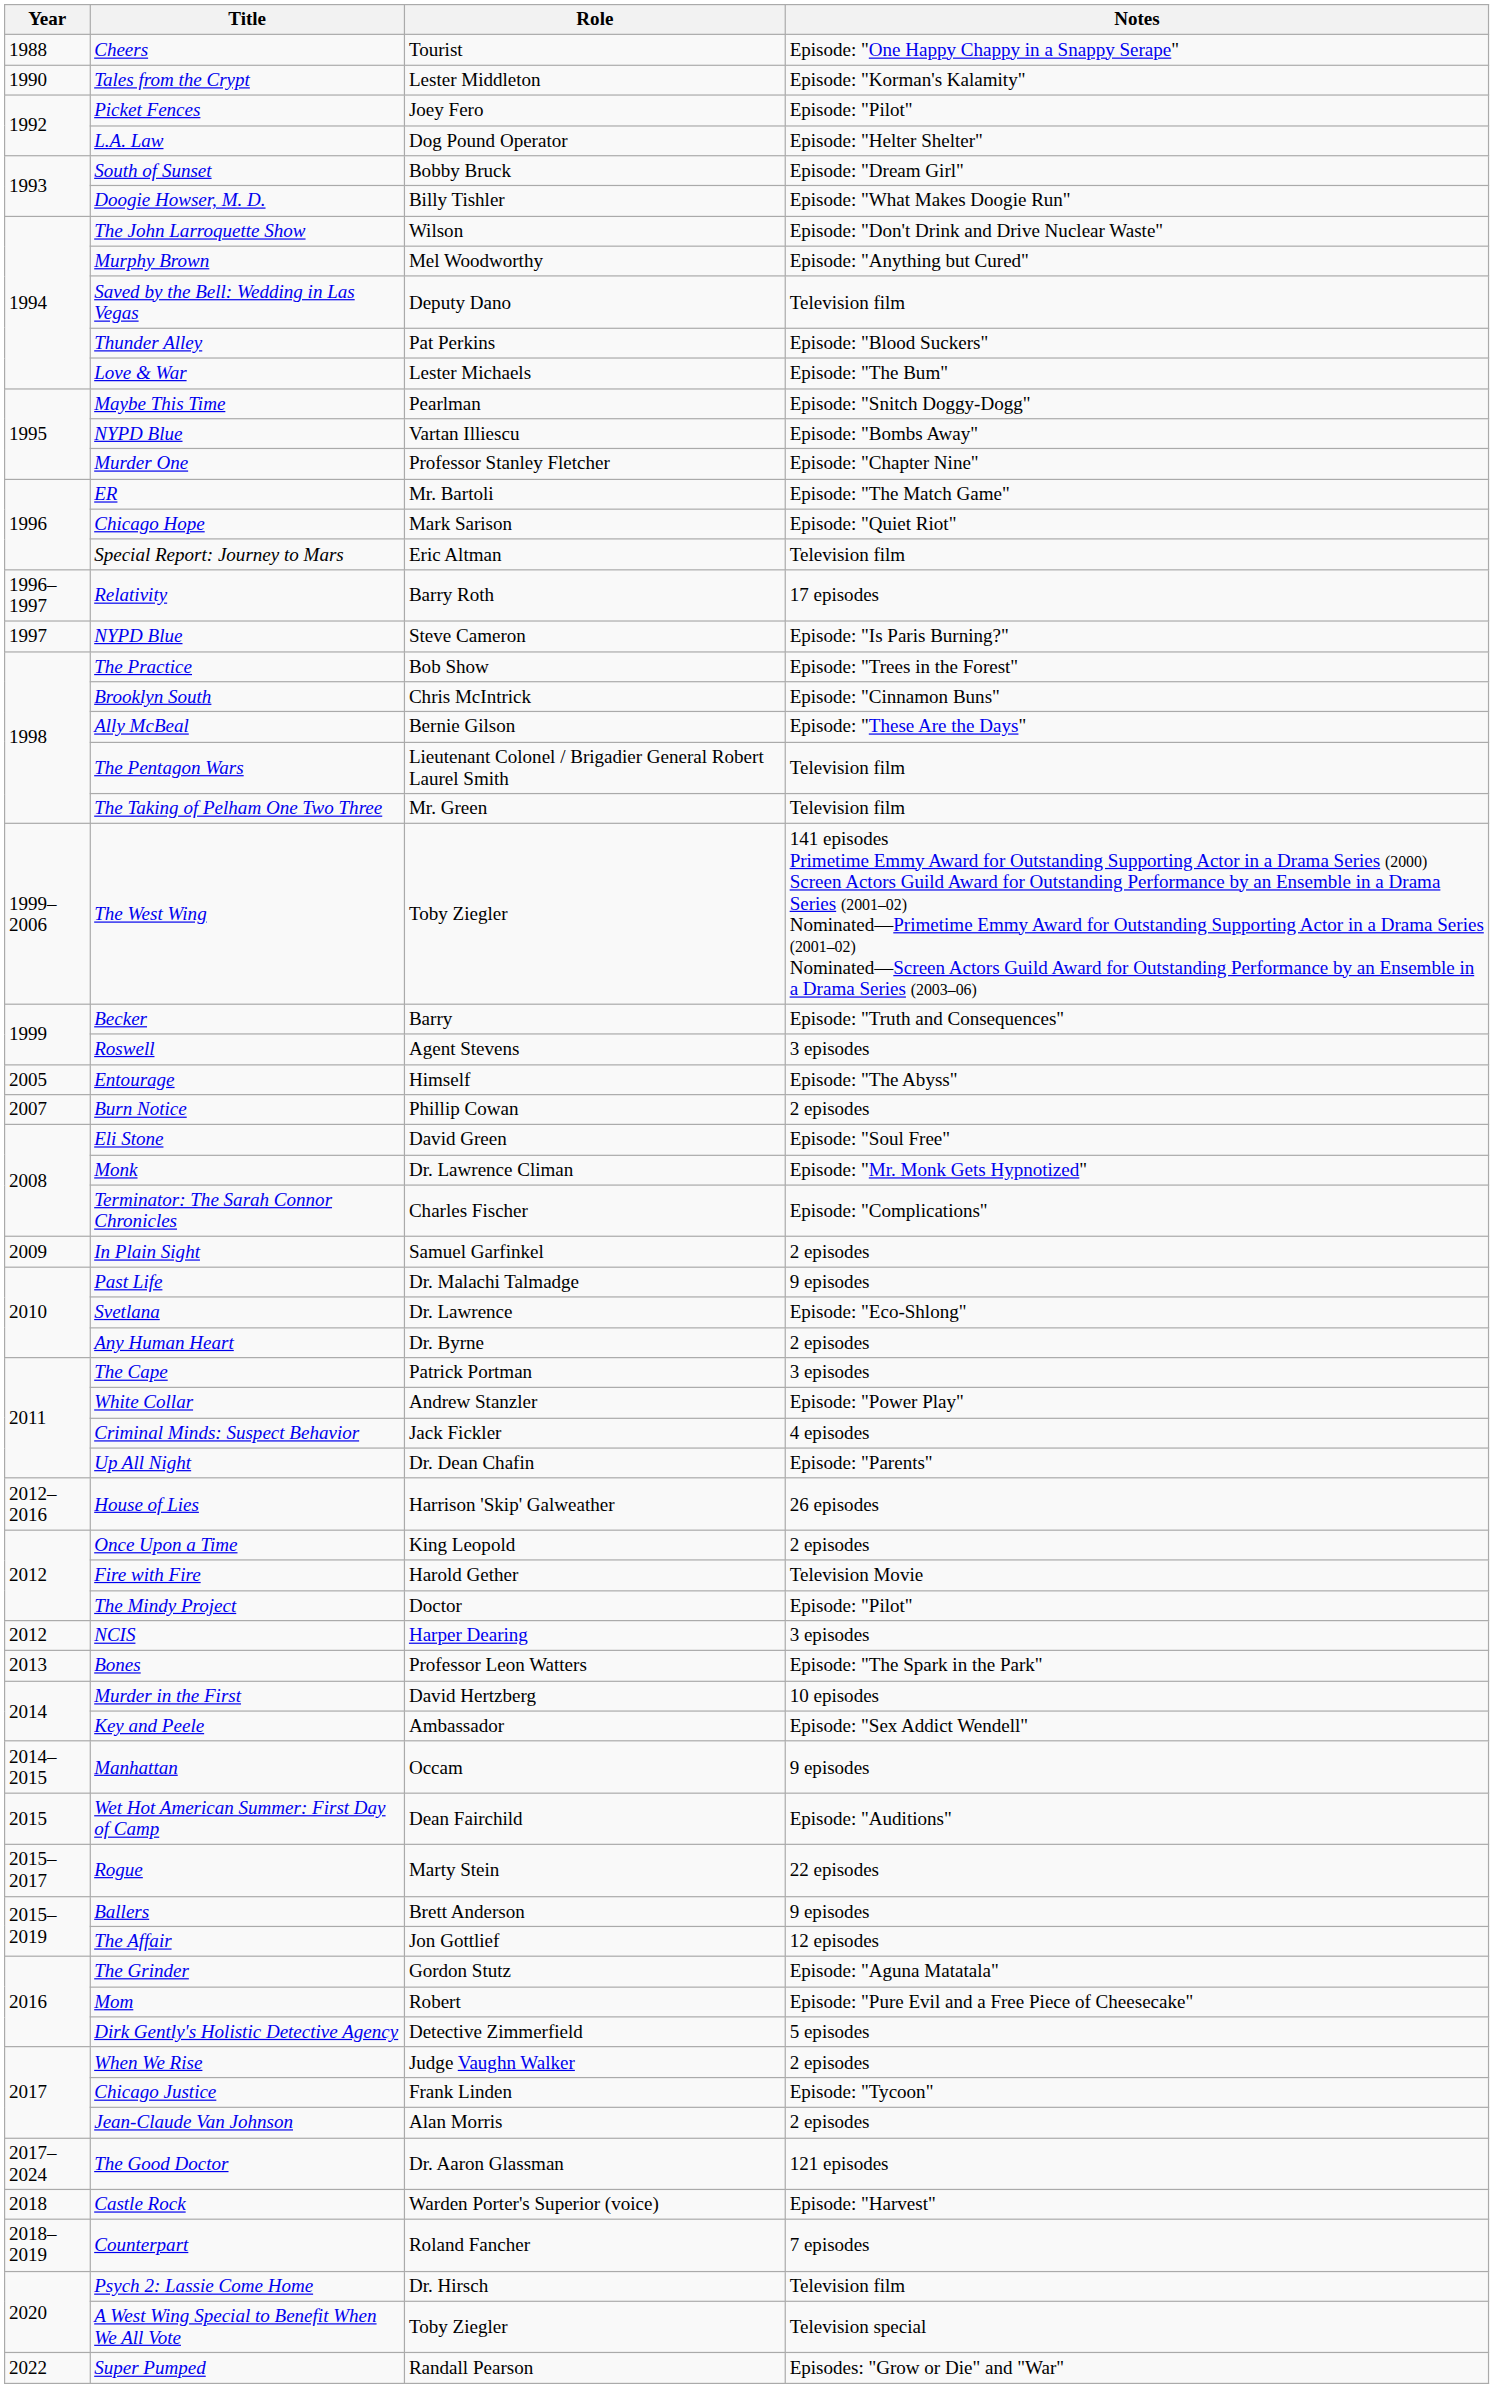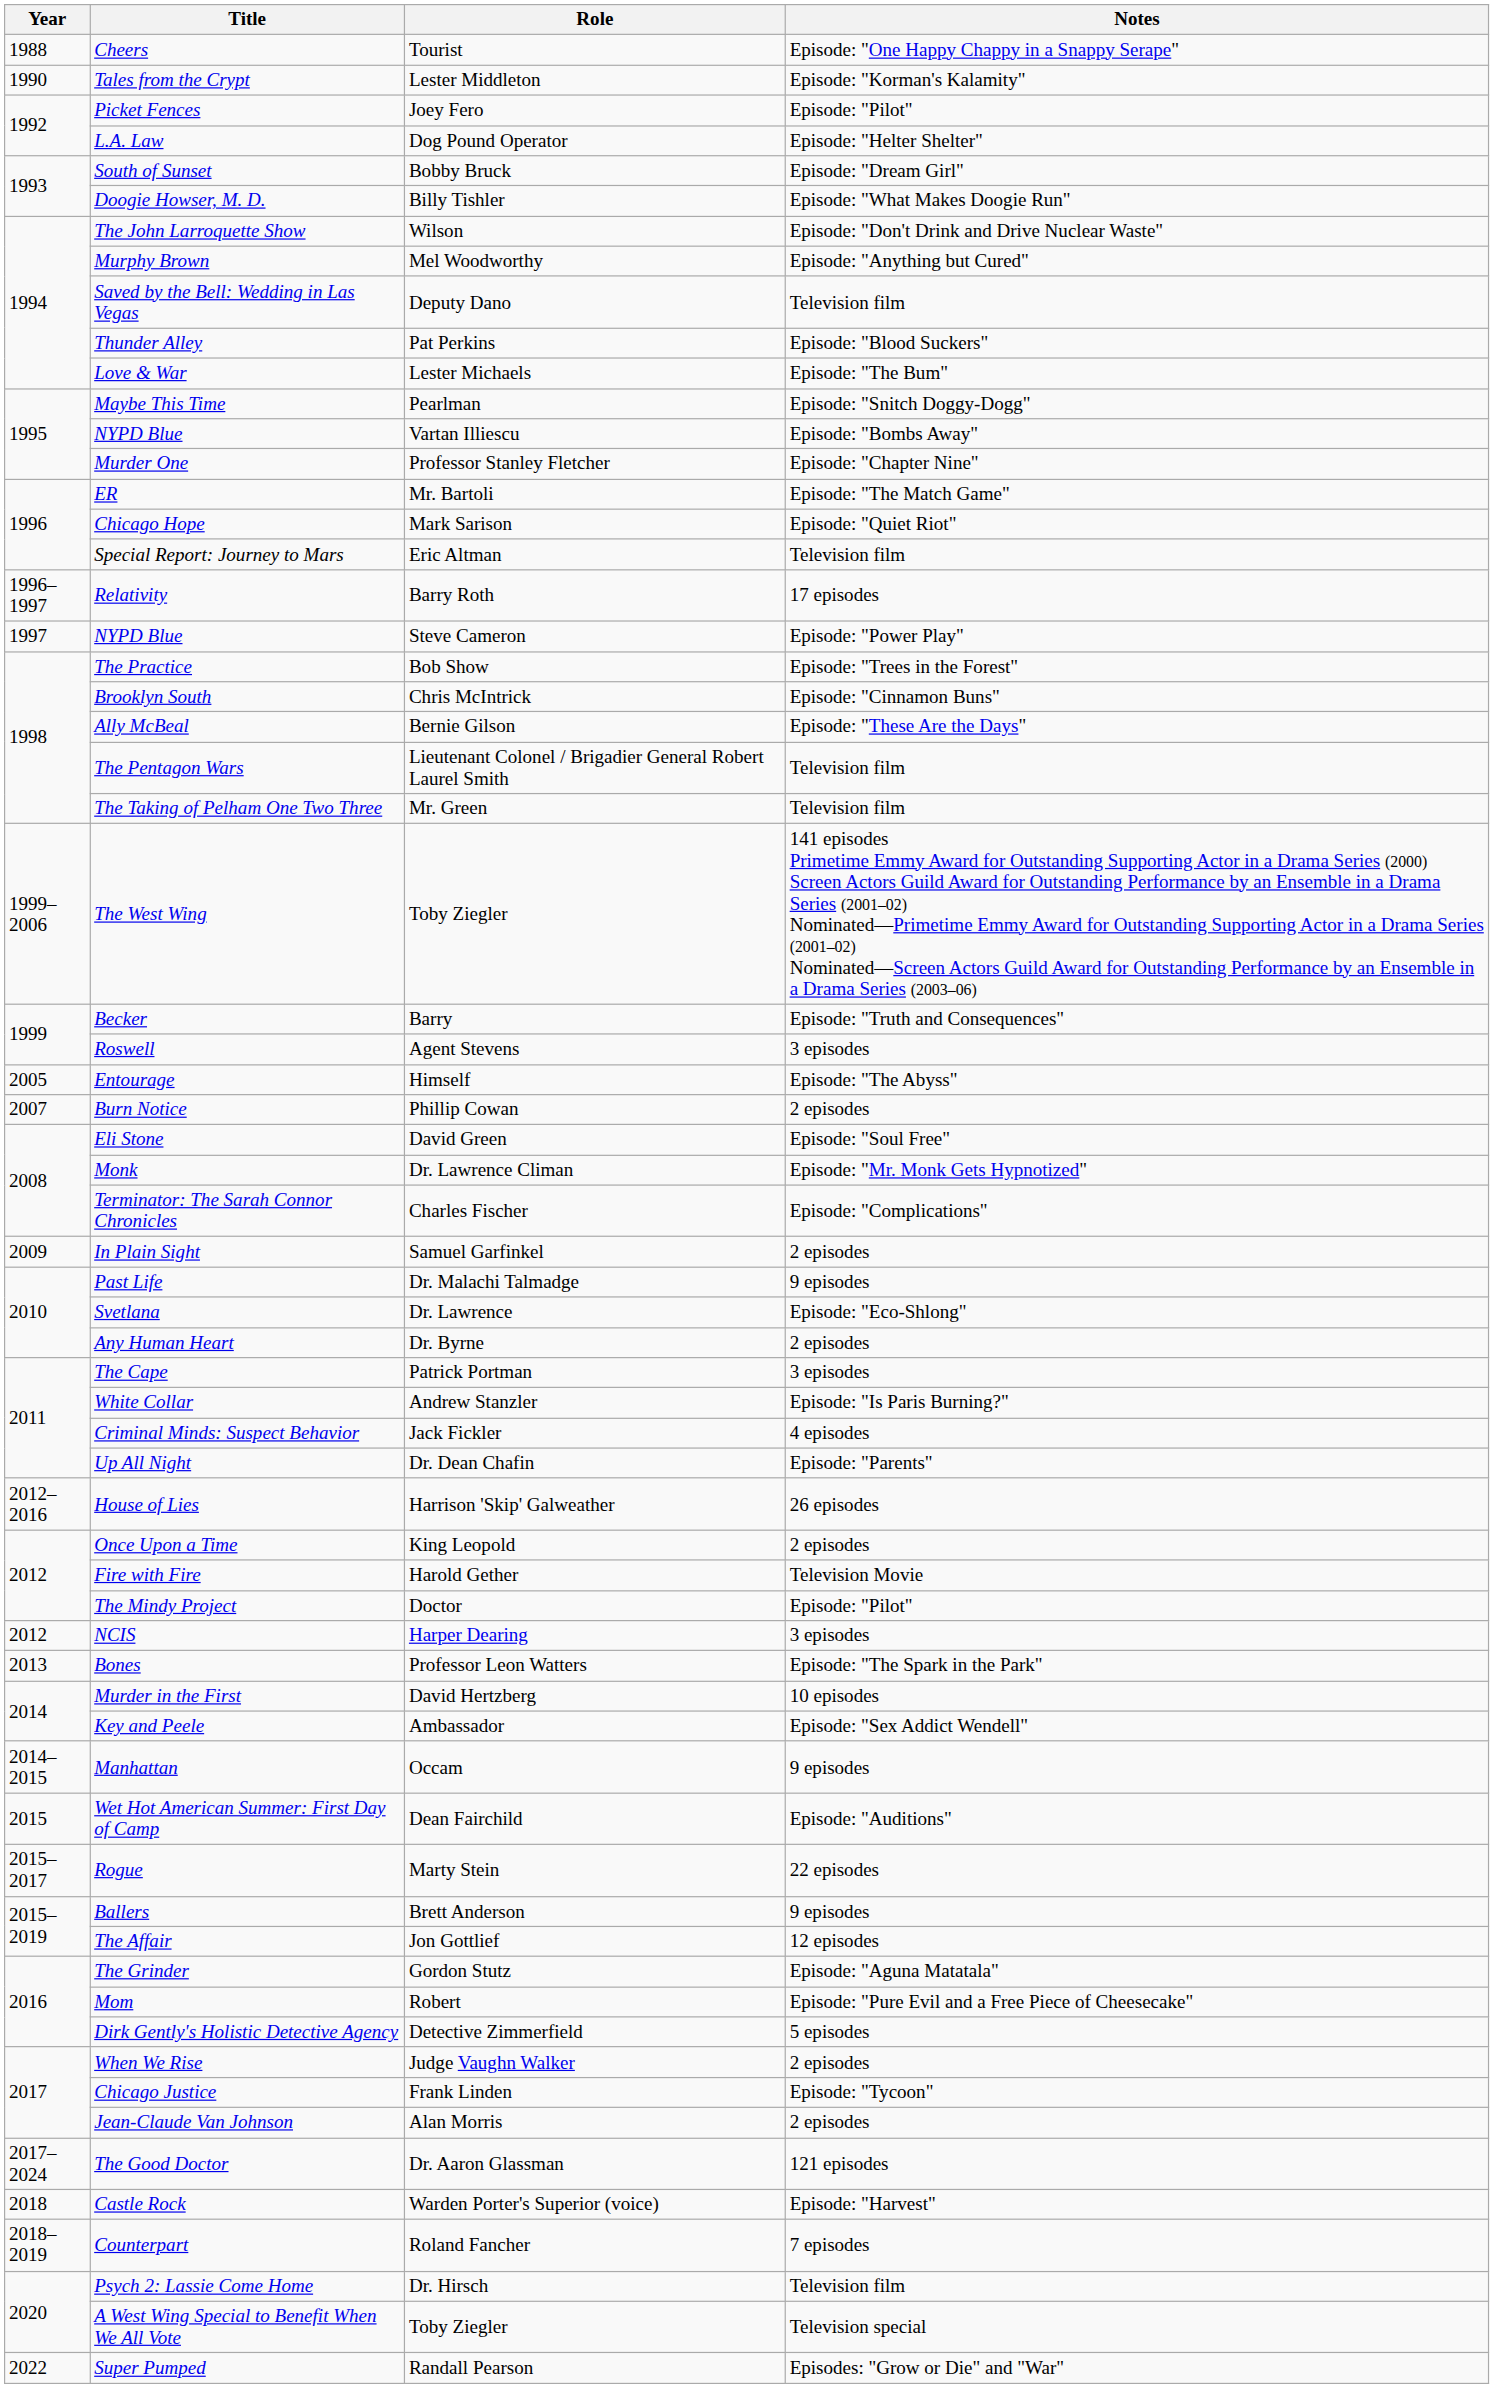(899, 636) Episode: "Is Paris Burning?" -> (877, 636) Episode: "Power Play"
(877, 1402) Episode: "Power Play" -> (899, 1402) Episode: "Is Paris Burning?"
